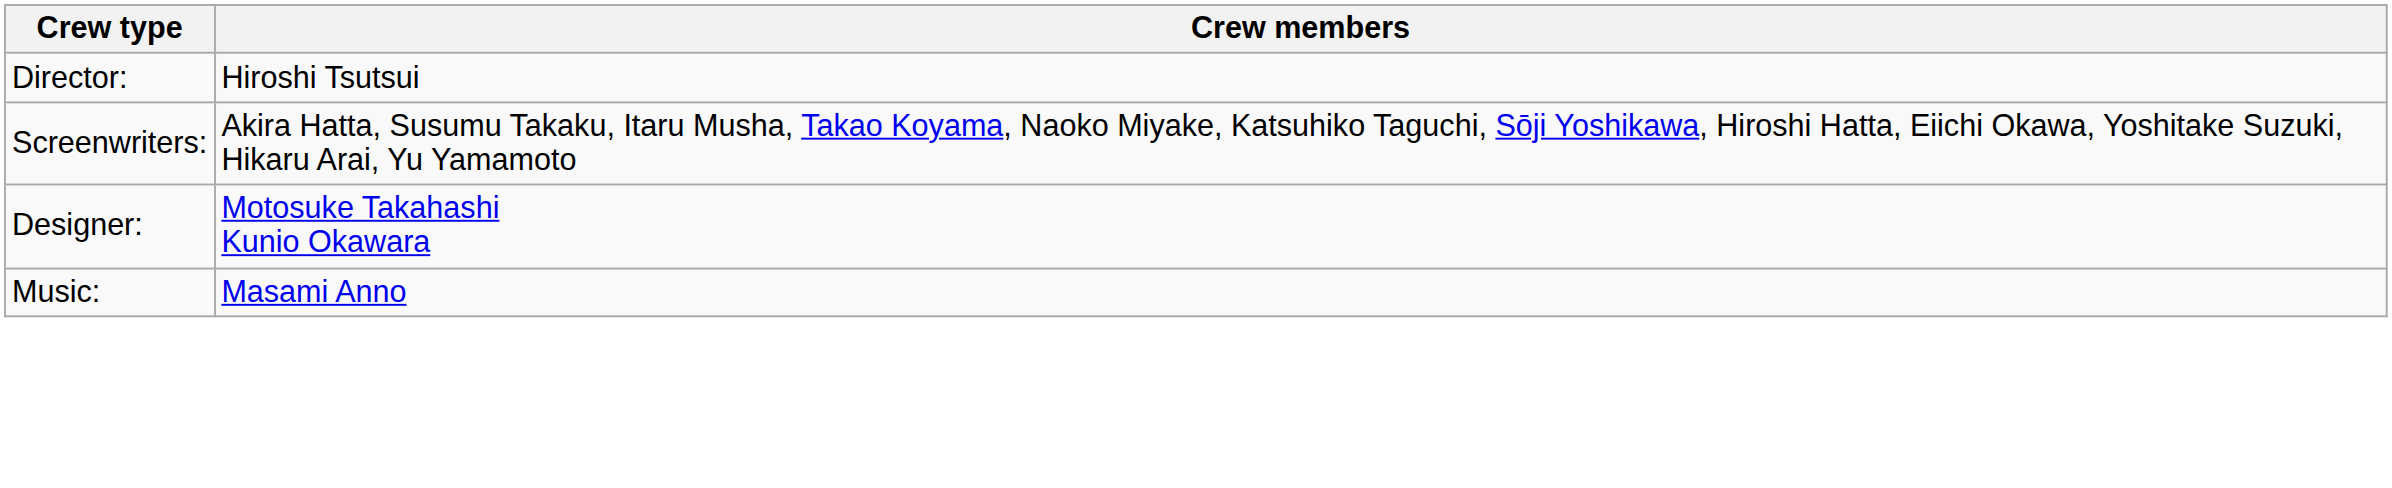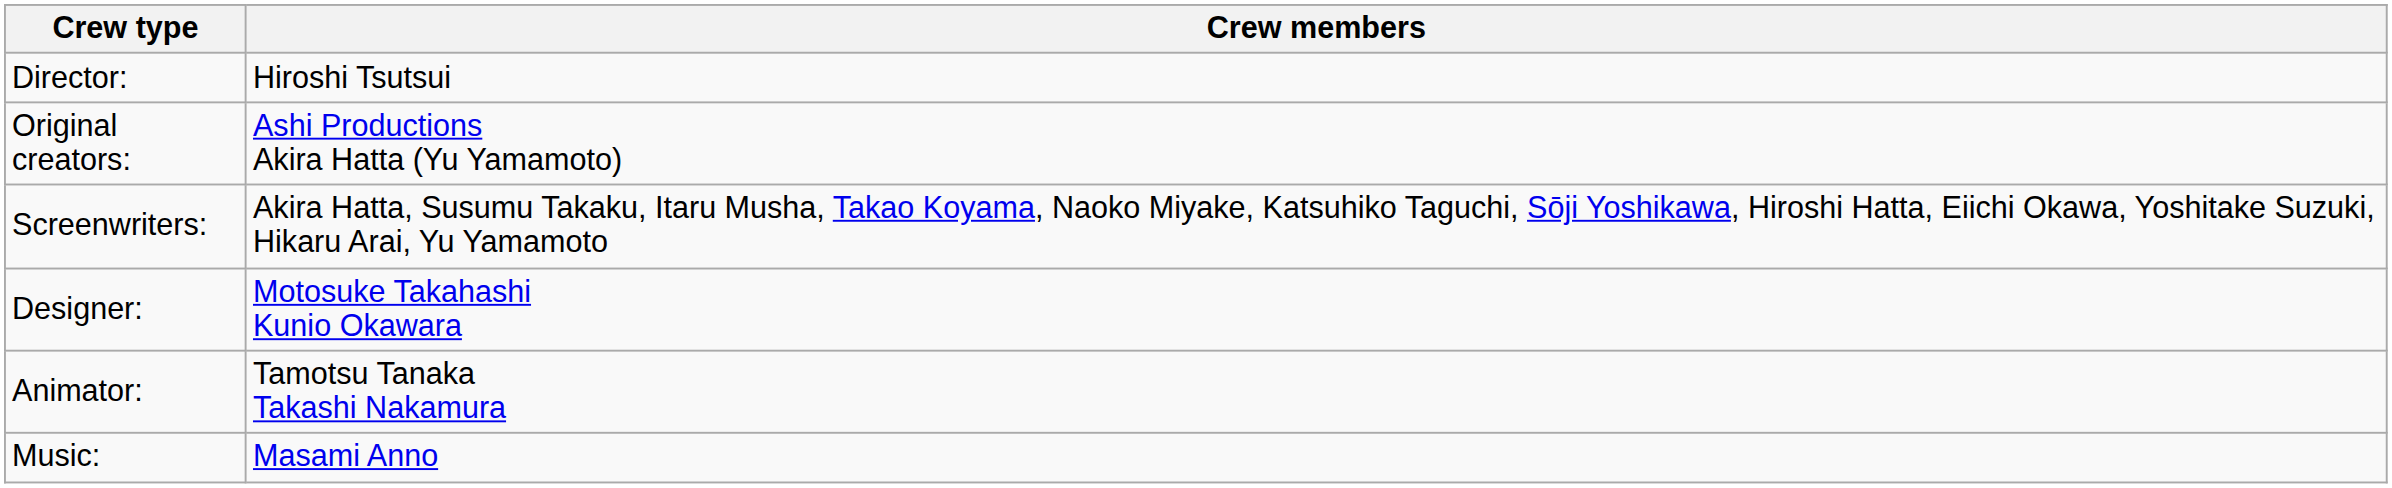+ row: (71, 142)
+ row: (77, 391)
